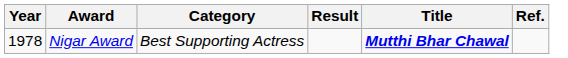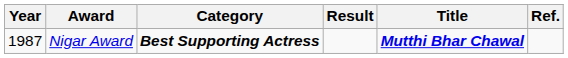(25, 41) 1978 -> (25, 41) 1987
(222, 41) normal -> (230, 41) bold
